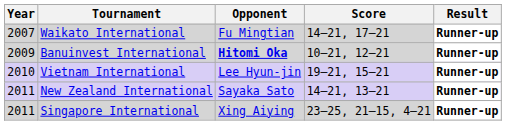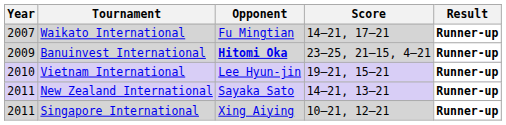(348, 52) 10–21, 12–21 -> (369, 52) 23–25, 21–15, 4–21
(369, 110) 23–25, 21–15, 4–21 -> (348, 110) 10–21, 12–21
